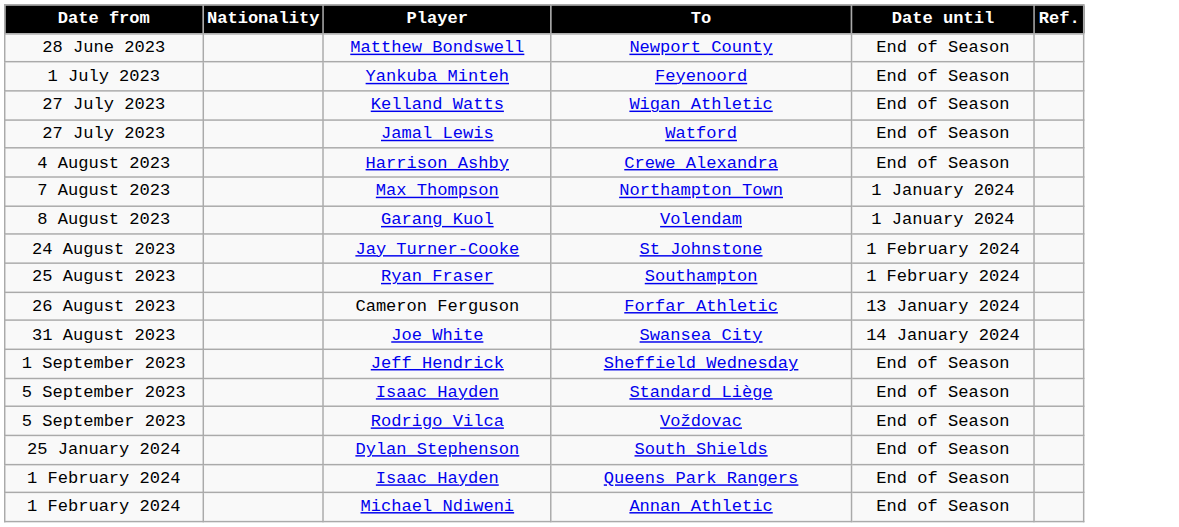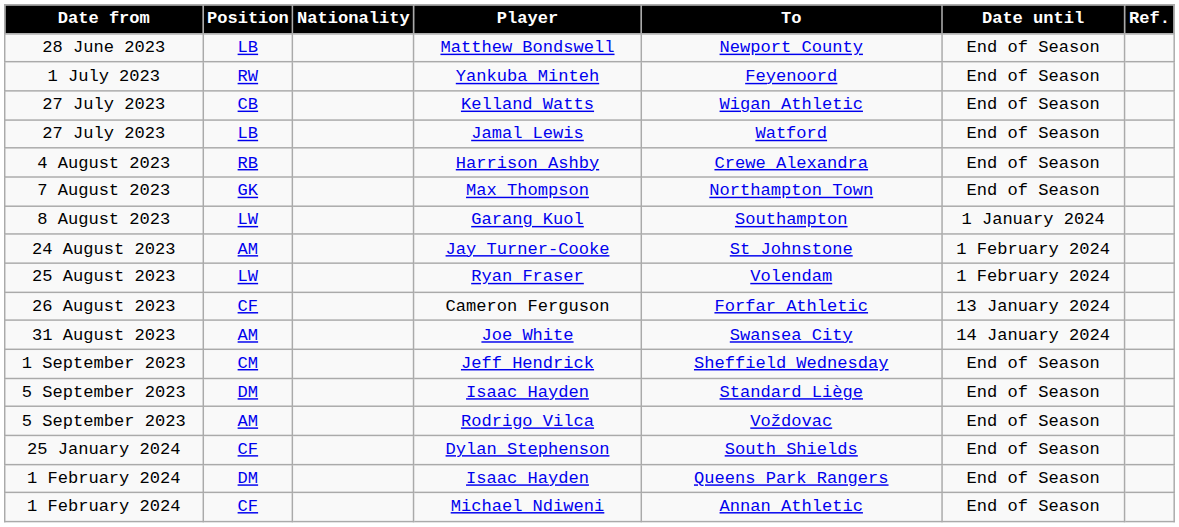+ column: (248, 19)
(943, 191) 1 January 2024 -> (1033, 191) End of Season
(701, 220) Volendam -> (791, 220) Southampton
(701, 277) Southampton -> (791, 277) Volendam
